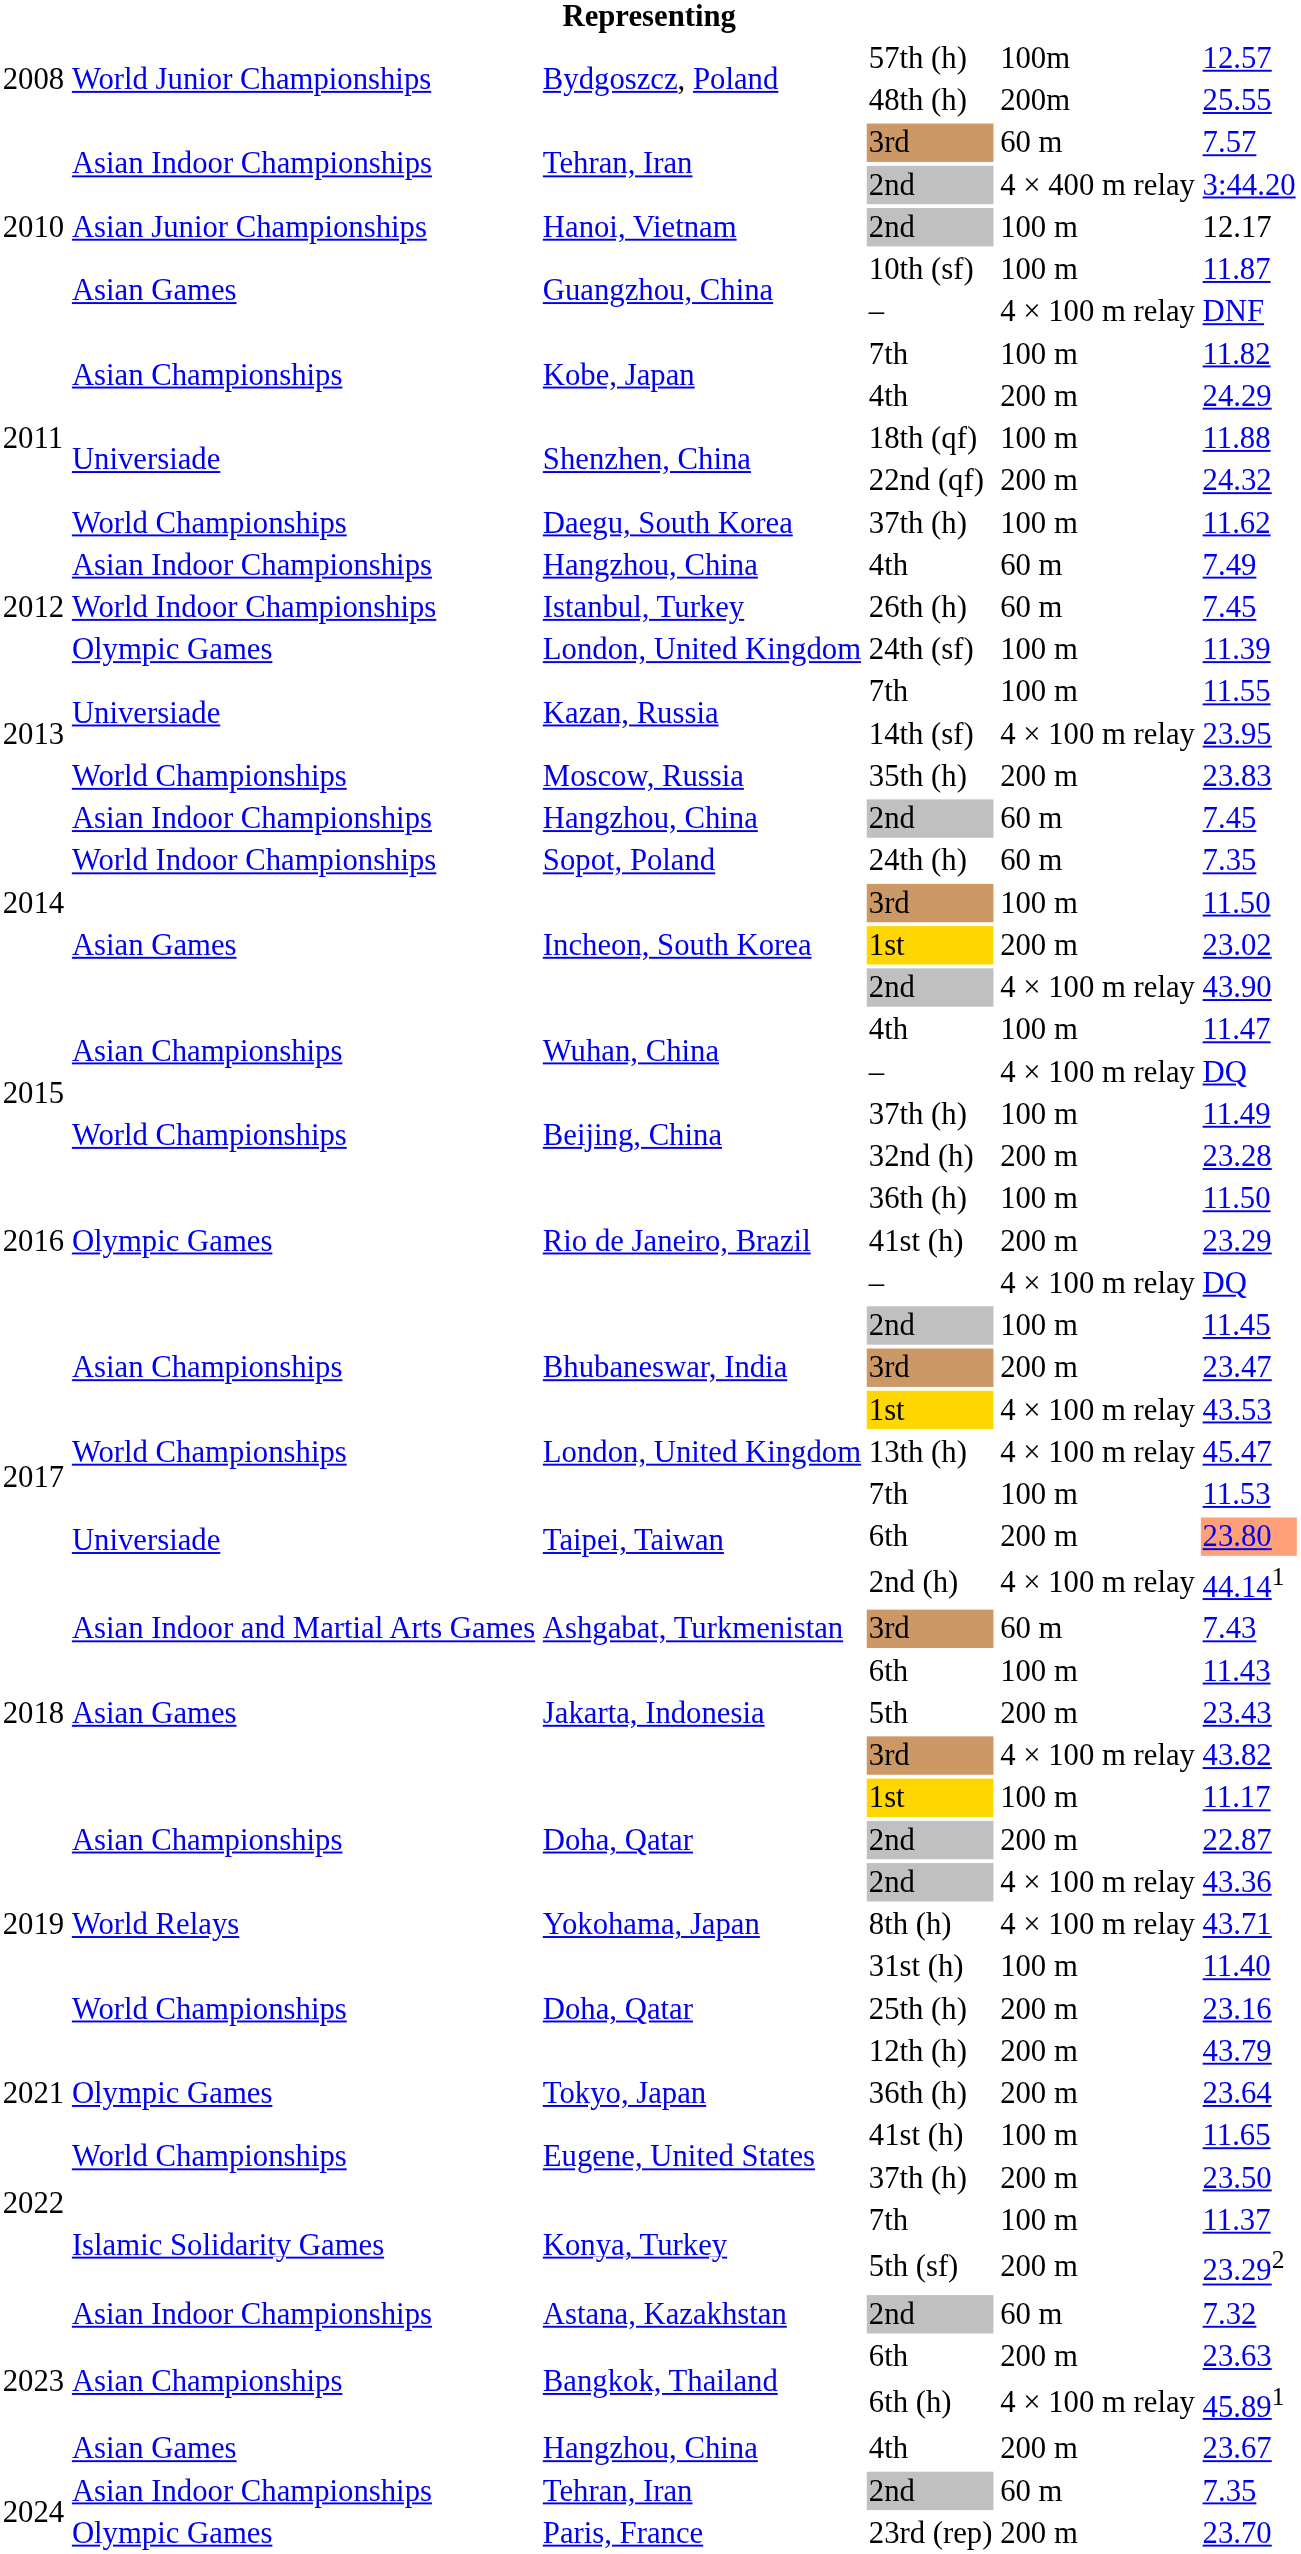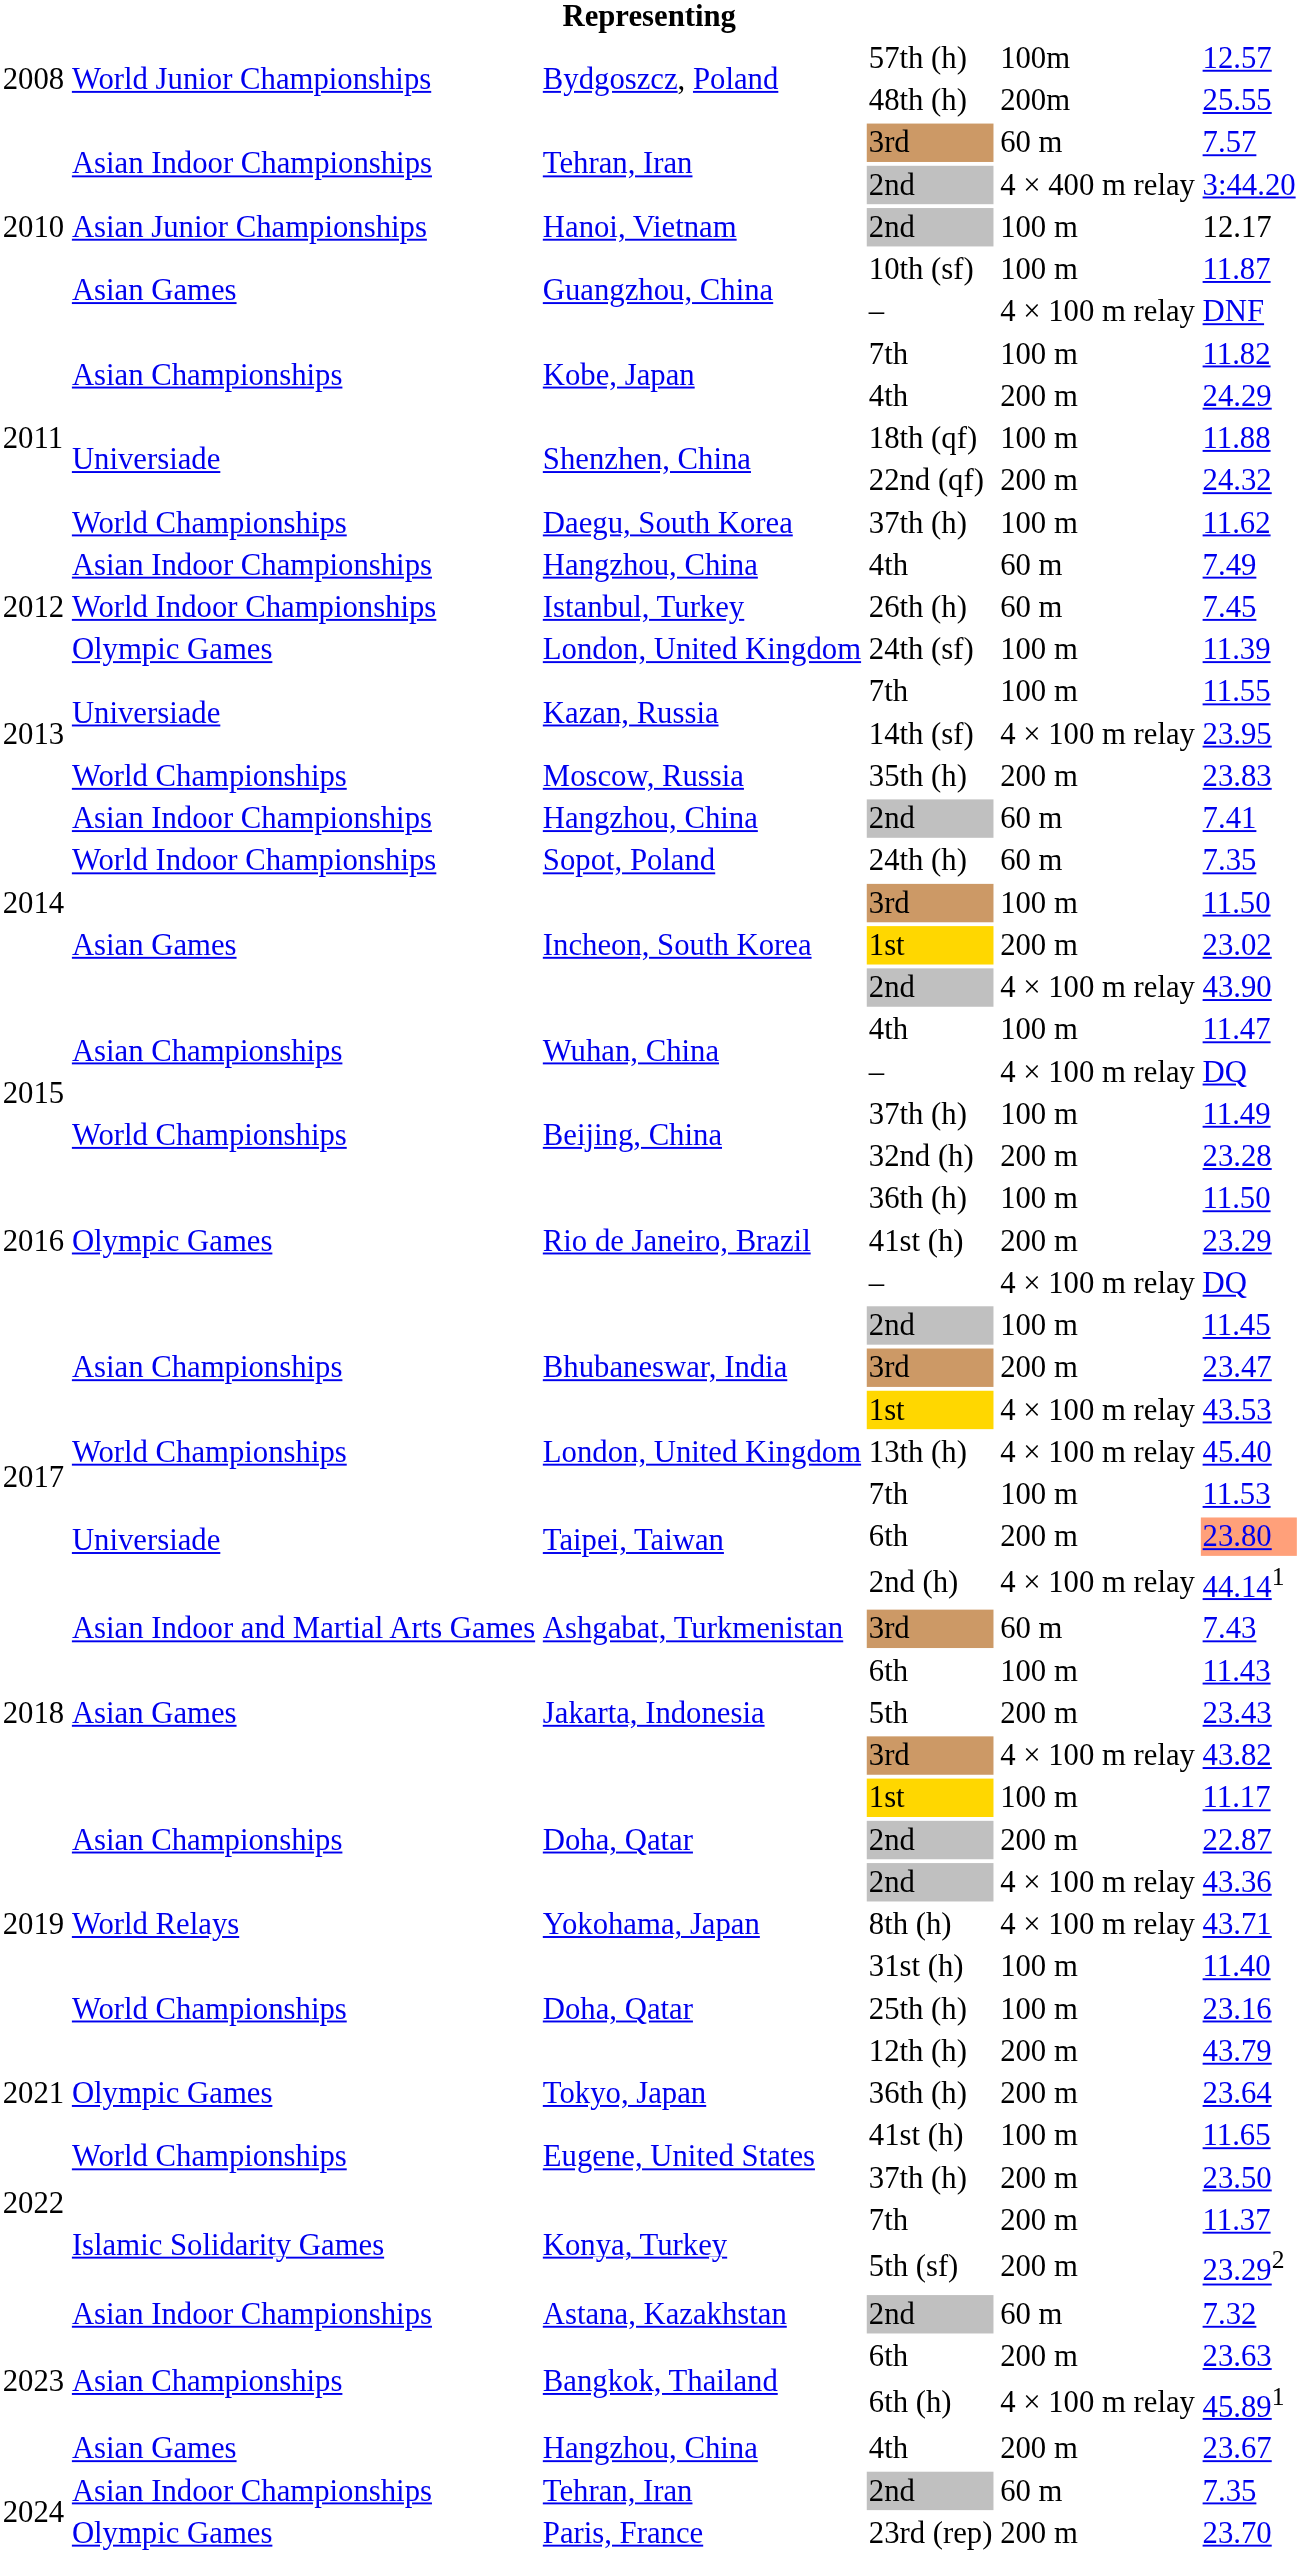(1229, 818) 7.45 -> (1229, 818) 7.41
(1237, 1451) 45.47 -> (1237, 1451) 45.40
(1039, 2009) 200 m -> (1039, 2009) 100 m
(1039, 2220) 100 m -> (1039, 2220) 200 m
